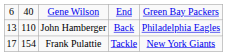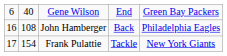(12, 28) 13 -> (12, 28) 16
(29, 28) 110 -> (29, 28) 108
